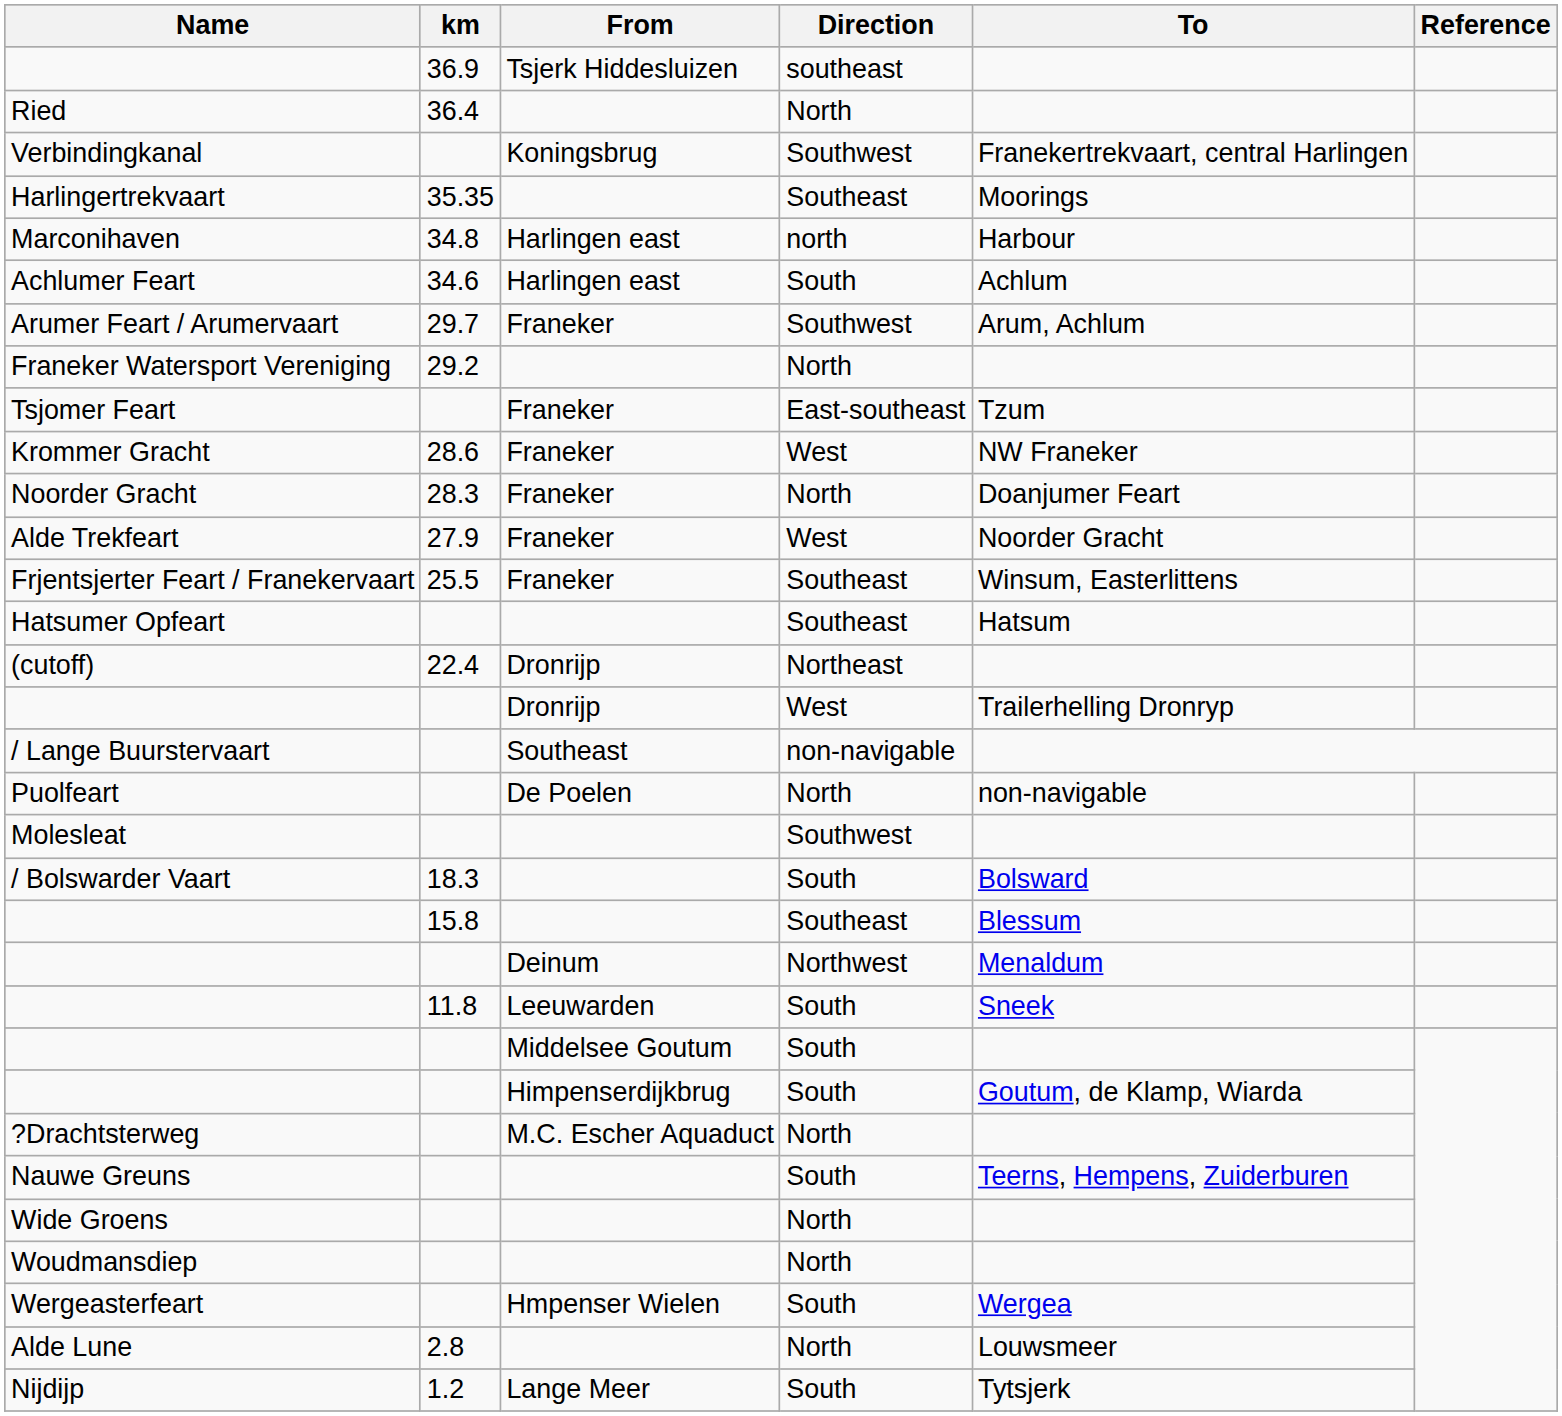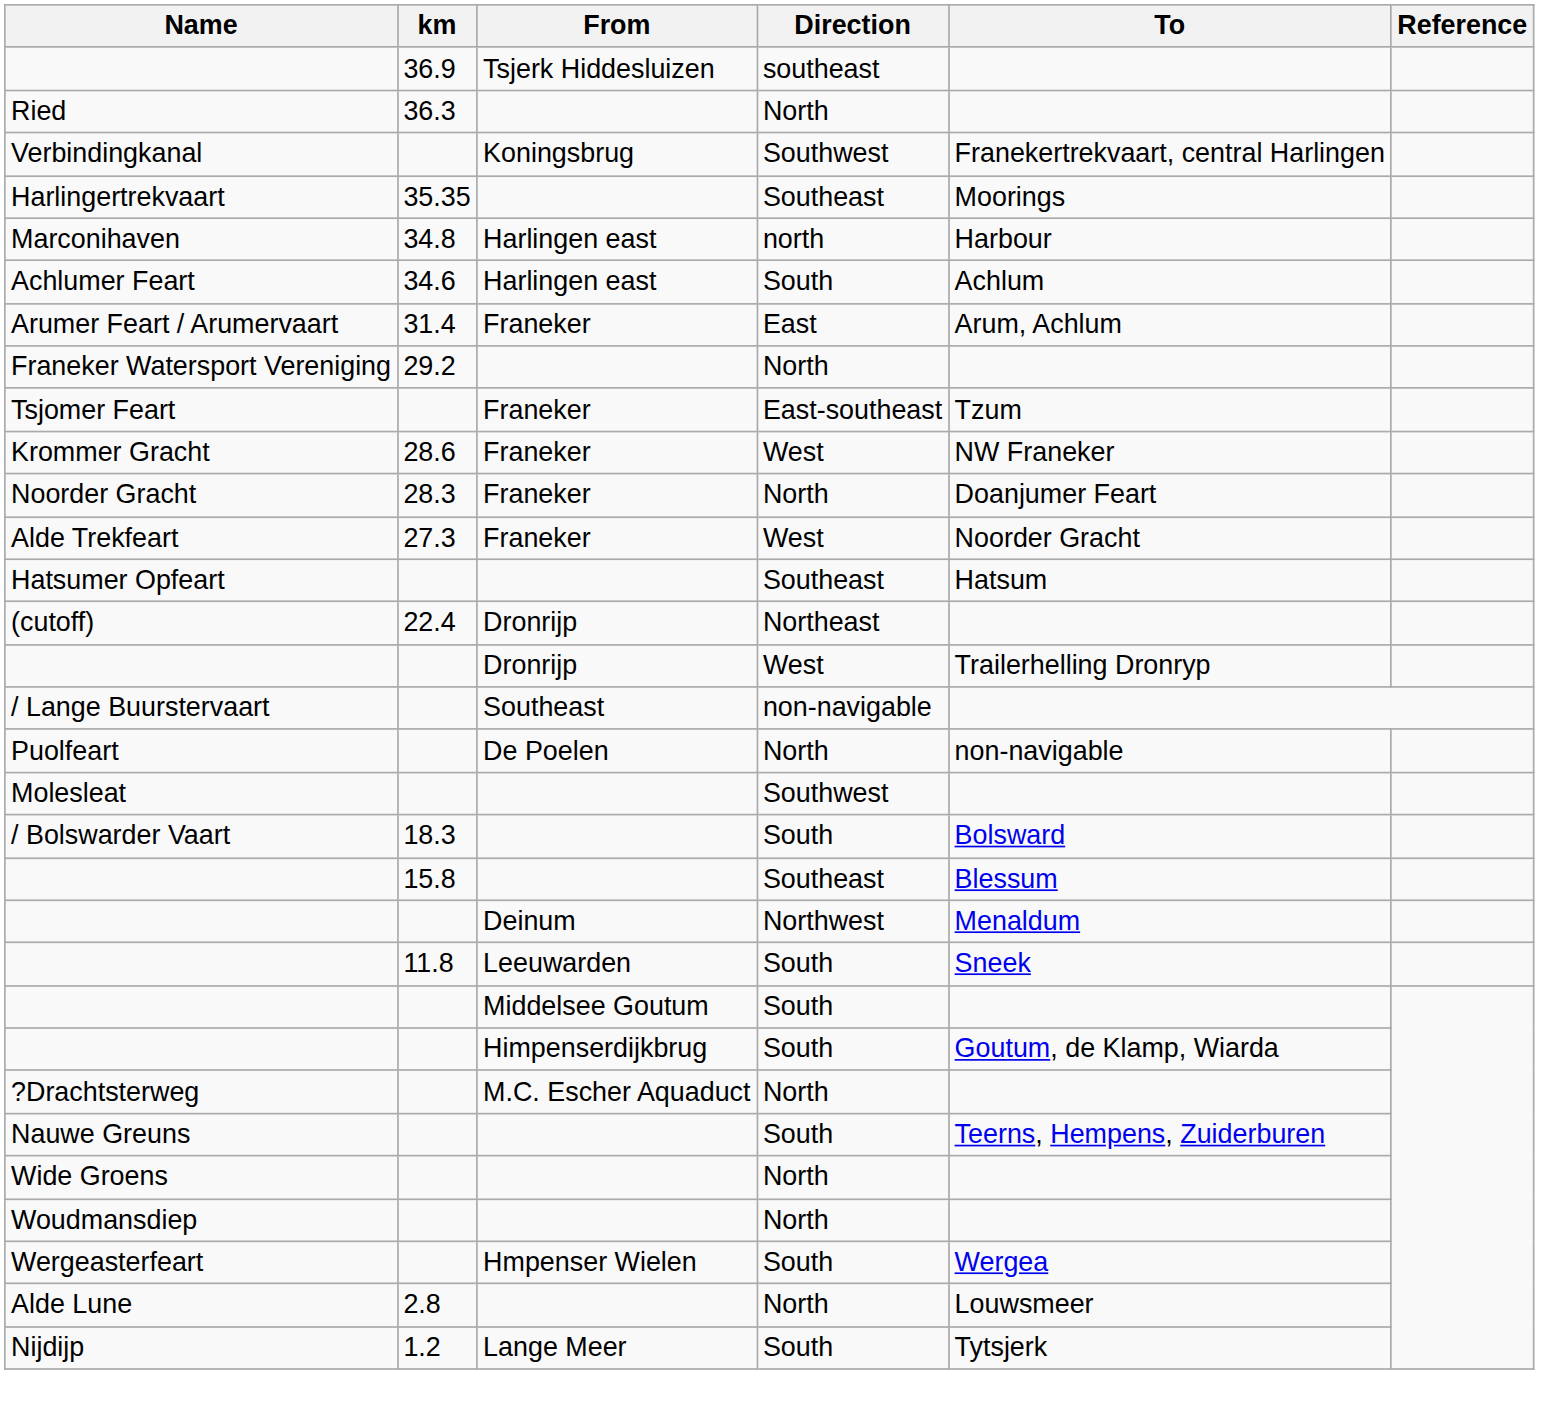(453, 111) 36.4 -> (430, 111) 36.3
(453, 324) 29.7 -> (430, 324) 31.4
(849, 324) Southwest -> (790, 324) East
(453, 537) 27.9 -> (430, 537) 27.3
- row: (213, 580)
